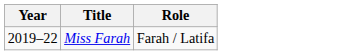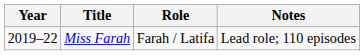+ column: (288, 15)
